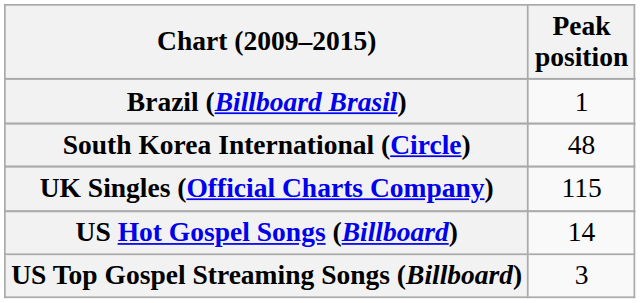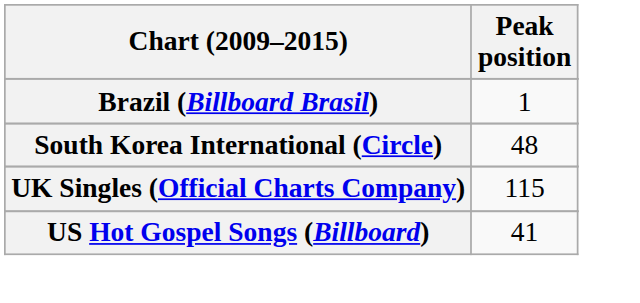(582, 231) 14 -> (525, 231) 41
- row: (267, 275)
